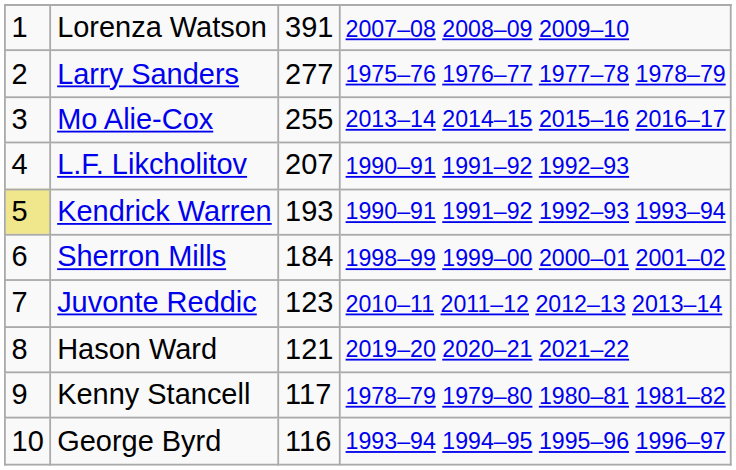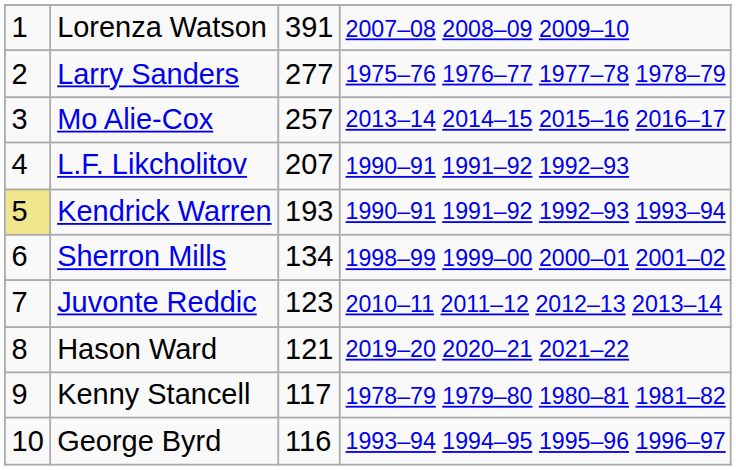(309, 119) 255 -> (309, 119) 257
(309, 257) 184 -> (309, 257) 134
